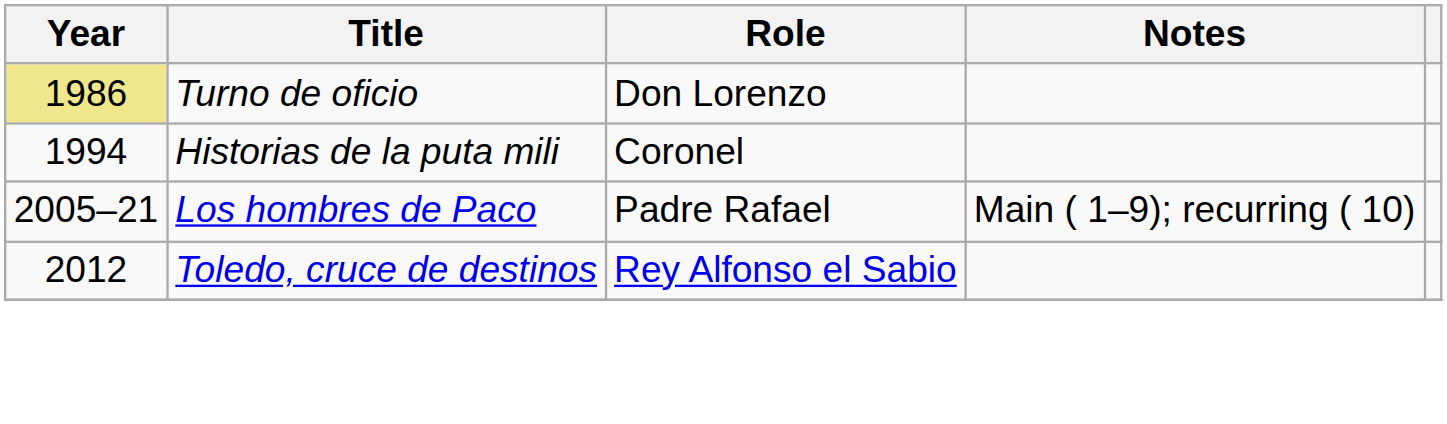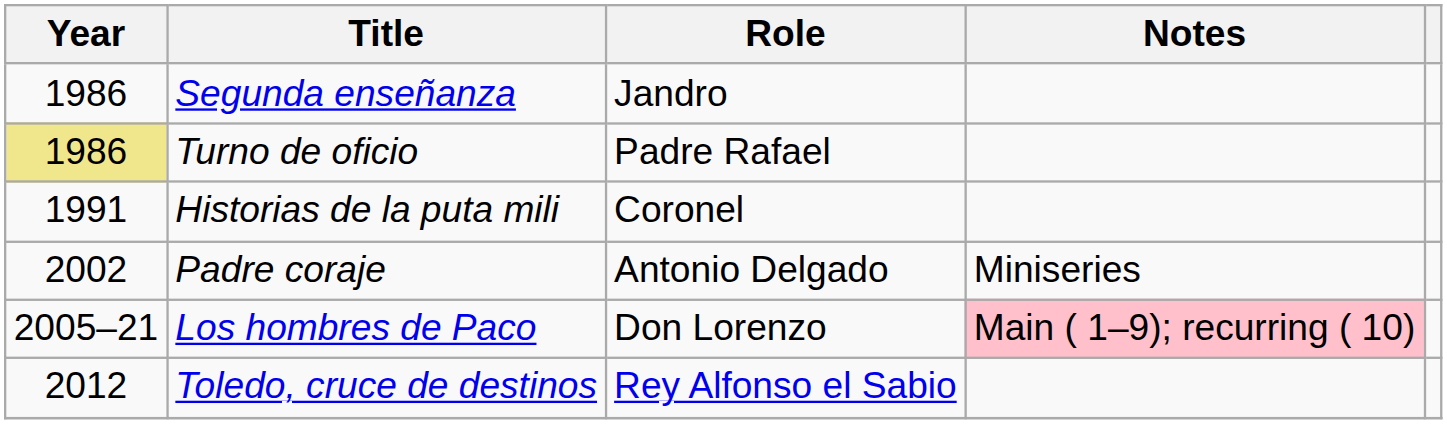+ row: (346, 92)
(720, 92) Don Lorenzo -> (722, 151) Padre Rafael
(86, 151) 1994 -> (86, 210) 1991
+ row: (281, 269)
(722, 210) Padre Rafael -> (720, 328) Don Lorenzo
(1195, 210) no background -> (1195, 328) pink background
